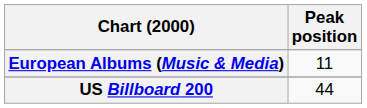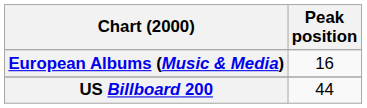(324, 63) 11 -> (324, 63) 16
